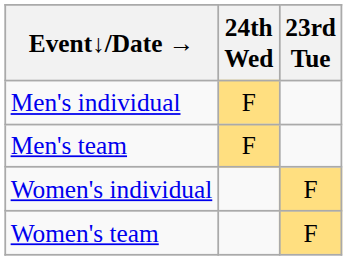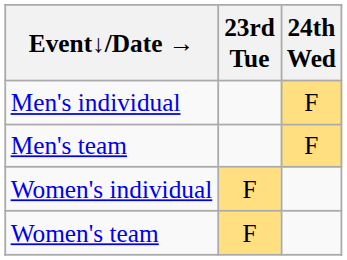columns swapped: (311, 42) <-> (249, 42)
